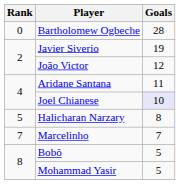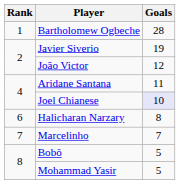(20, 30) 0 -> (20, 30) 1
(20, 118) 5 -> (20, 118) 6
